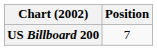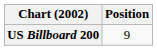(127, 34) 7 -> (127, 34) 9
